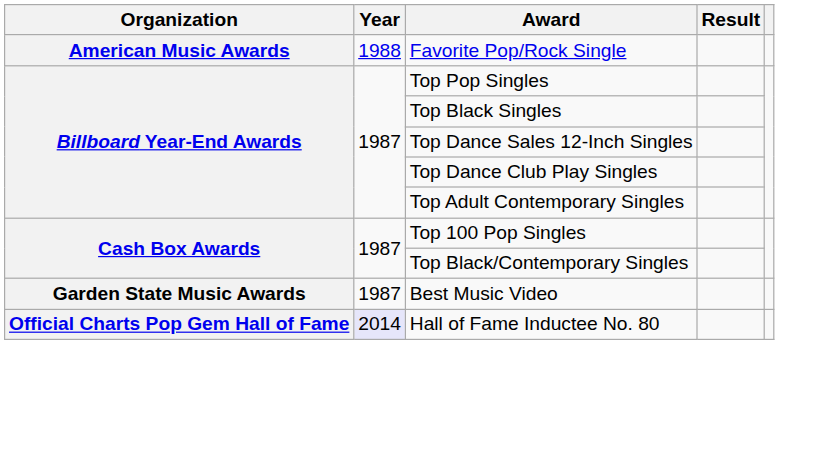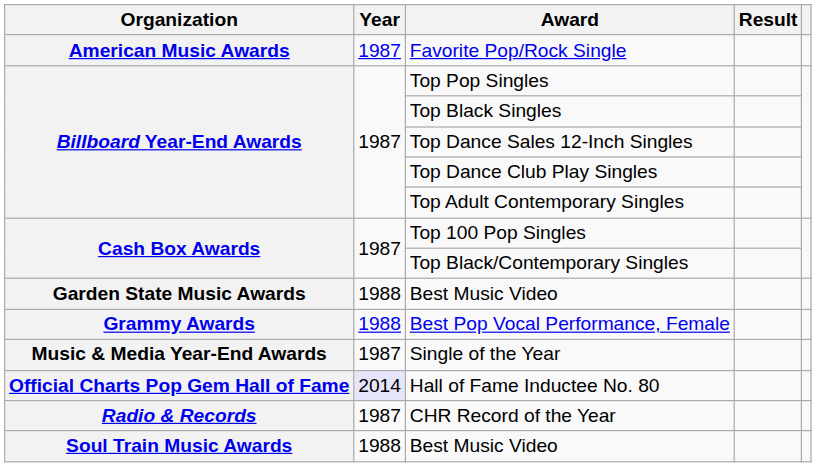(380, 50) 1988 -> (380, 50) 1987
(380, 293) 1987 -> (380, 293) 1988
+ row: (179, 324)
+ row: (179, 354)
+ row: (179, 415)
+ row: (179, 446)
